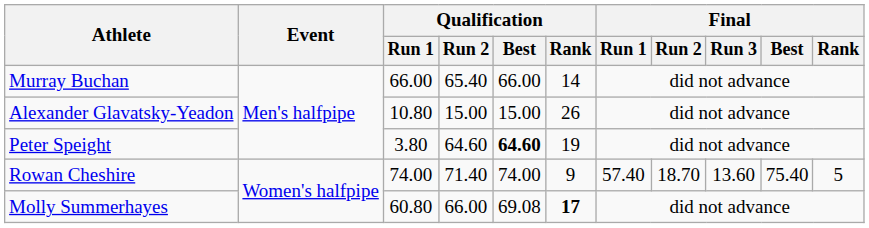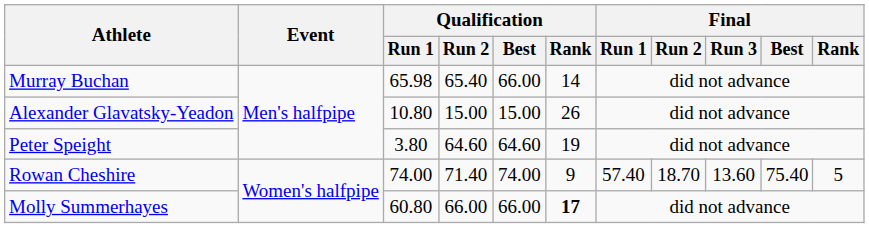(411, 81) 66.00 -> (411, 81) 65.98
(519, 144) bold -> (519, 144) normal
(519, 206) 69.08 -> (519, 206) 66.00
